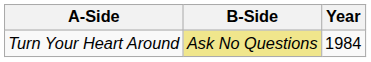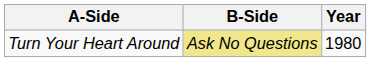(343, 43) 1984 -> (343, 43) 1980
